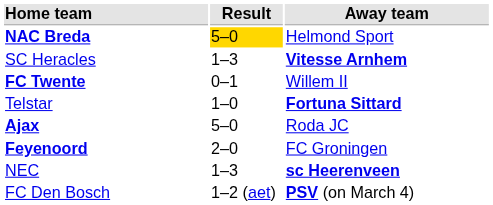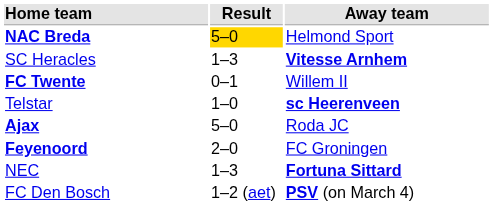(344, 104) Fortuna Sittard -> (343, 104) sc Heerenveen
(343, 170) sc Heerenveen -> (344, 170) Fortuna Sittard
